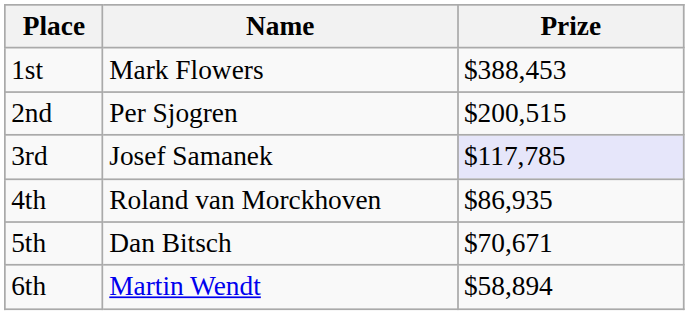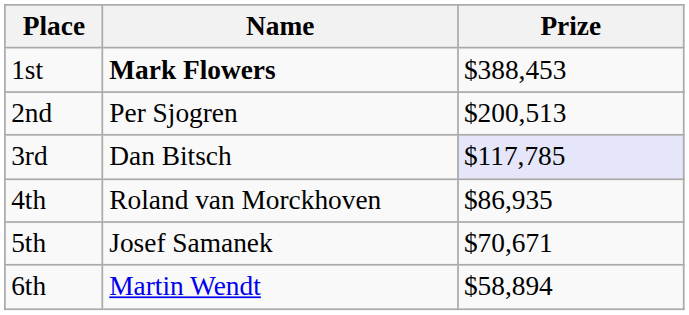(186, 69) normal -> (192, 69) bold
(515, 112) $200,515 -> (515, 112) $200,513
(191, 156) Josef Samanek -> (170, 156) Dan Bitsch
(170, 243) Dan Bitsch -> (191, 243) Josef Samanek
